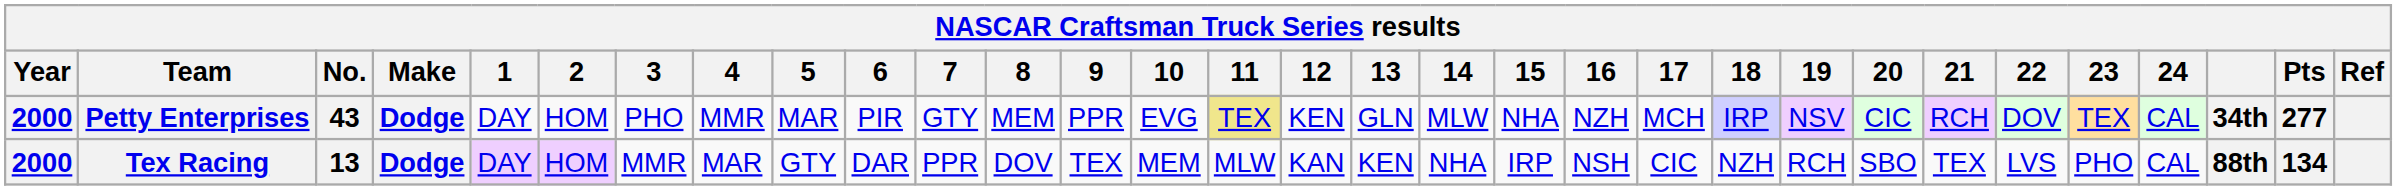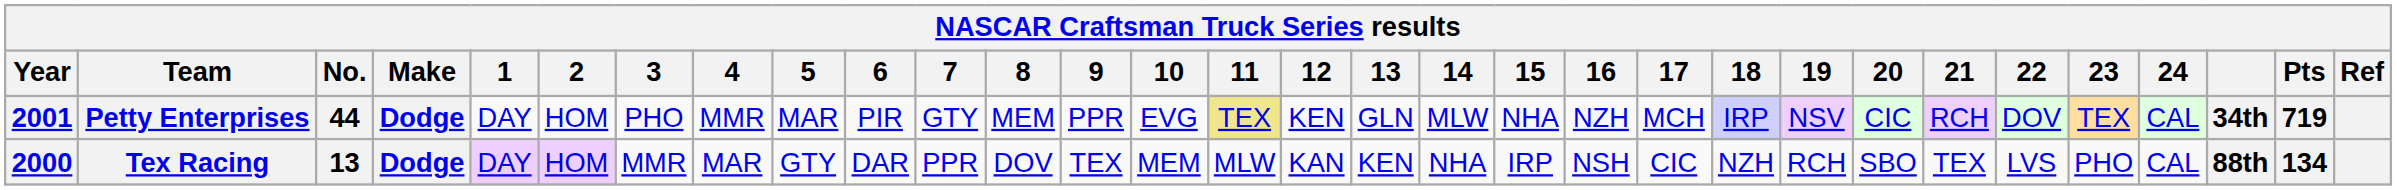(42, 117) 2000 -> (42, 117) 2001
(345, 117) 43 -> (345, 117) 44
(2304, 117) 277 -> (2304, 117) 719
